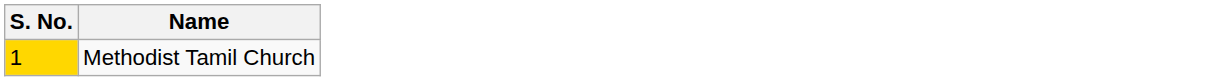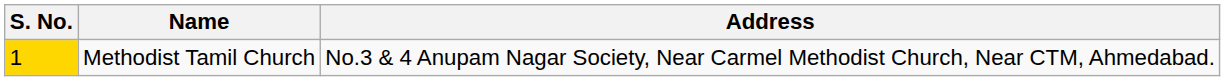+ column: (770, 22)
